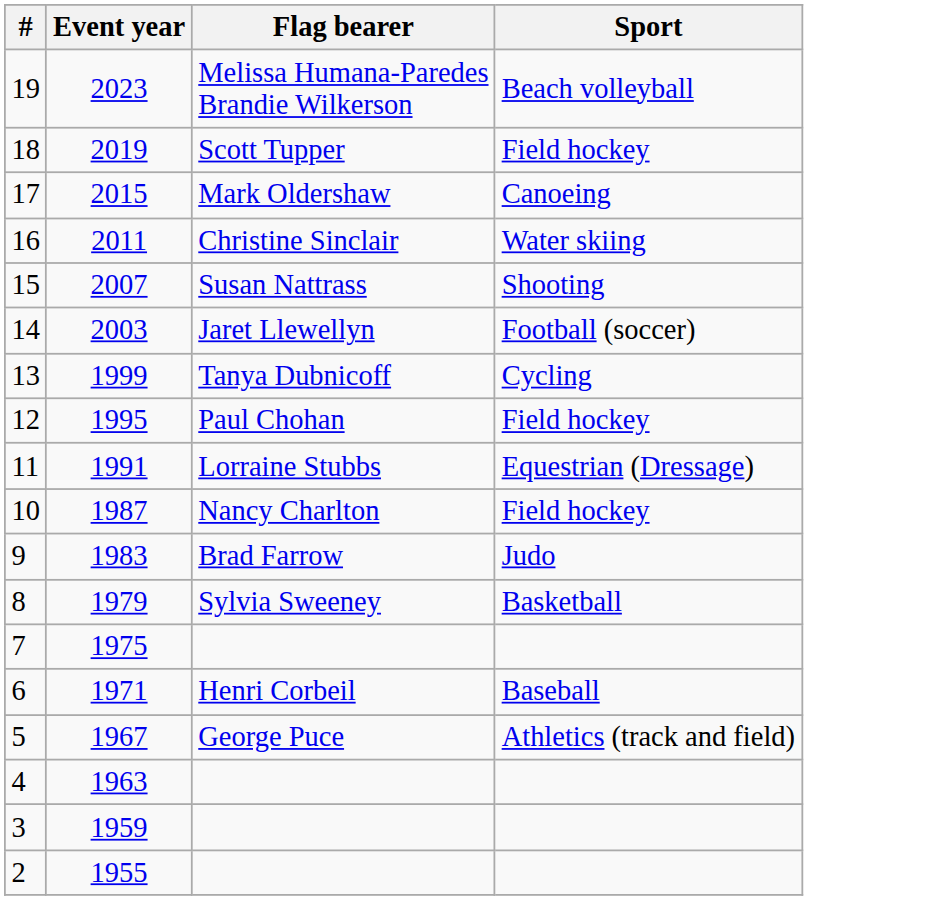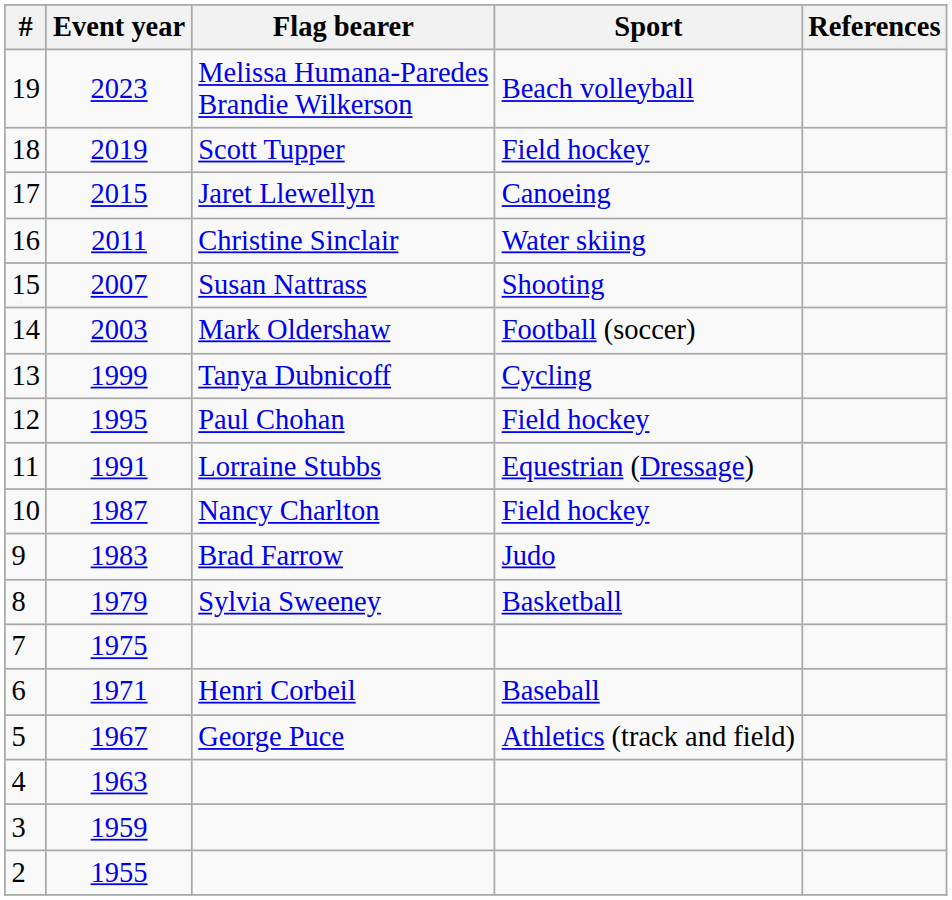+ column: (874, 27)
(294, 194) Mark Oldershaw -> (286, 194) Jaret Llewellyn
(286, 330) Jaret Llewellyn -> (294, 330) Mark Oldershaw
